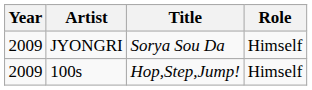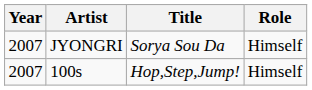(25, 44) 2009 -> (25, 44) 2007
(25, 71) 2009 -> (25, 71) 2007
